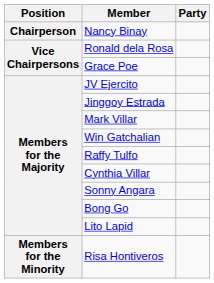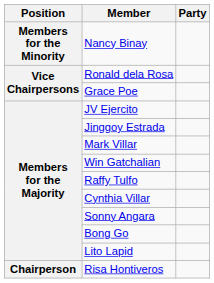(43, 31) Chairperson -> (43, 43) Members for the Minority
(43, 256) Members for the Minority -> (43, 269) Chairperson
